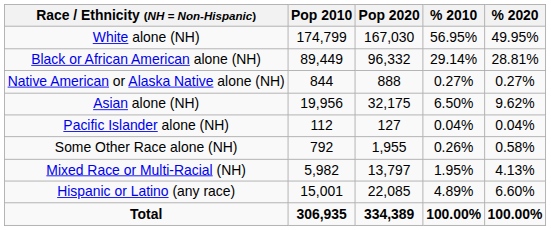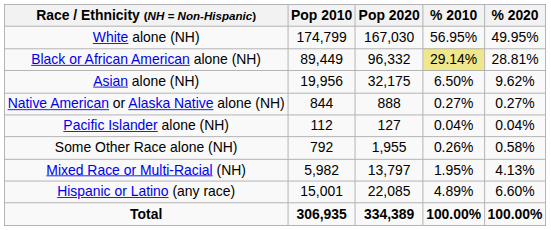(454, 59) no background -> (454, 59) khaki background
rows swapped: (146, 81) <-> (146, 103)
